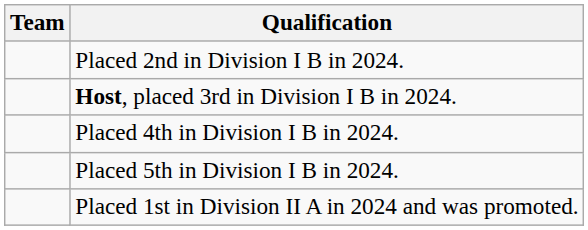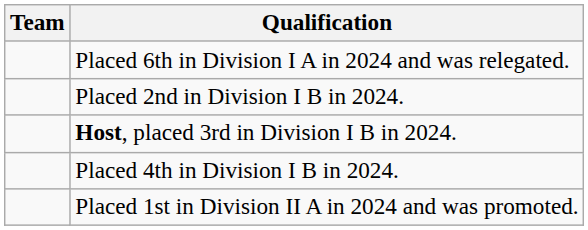+ row: (322, 59)
- row: (237, 170)
